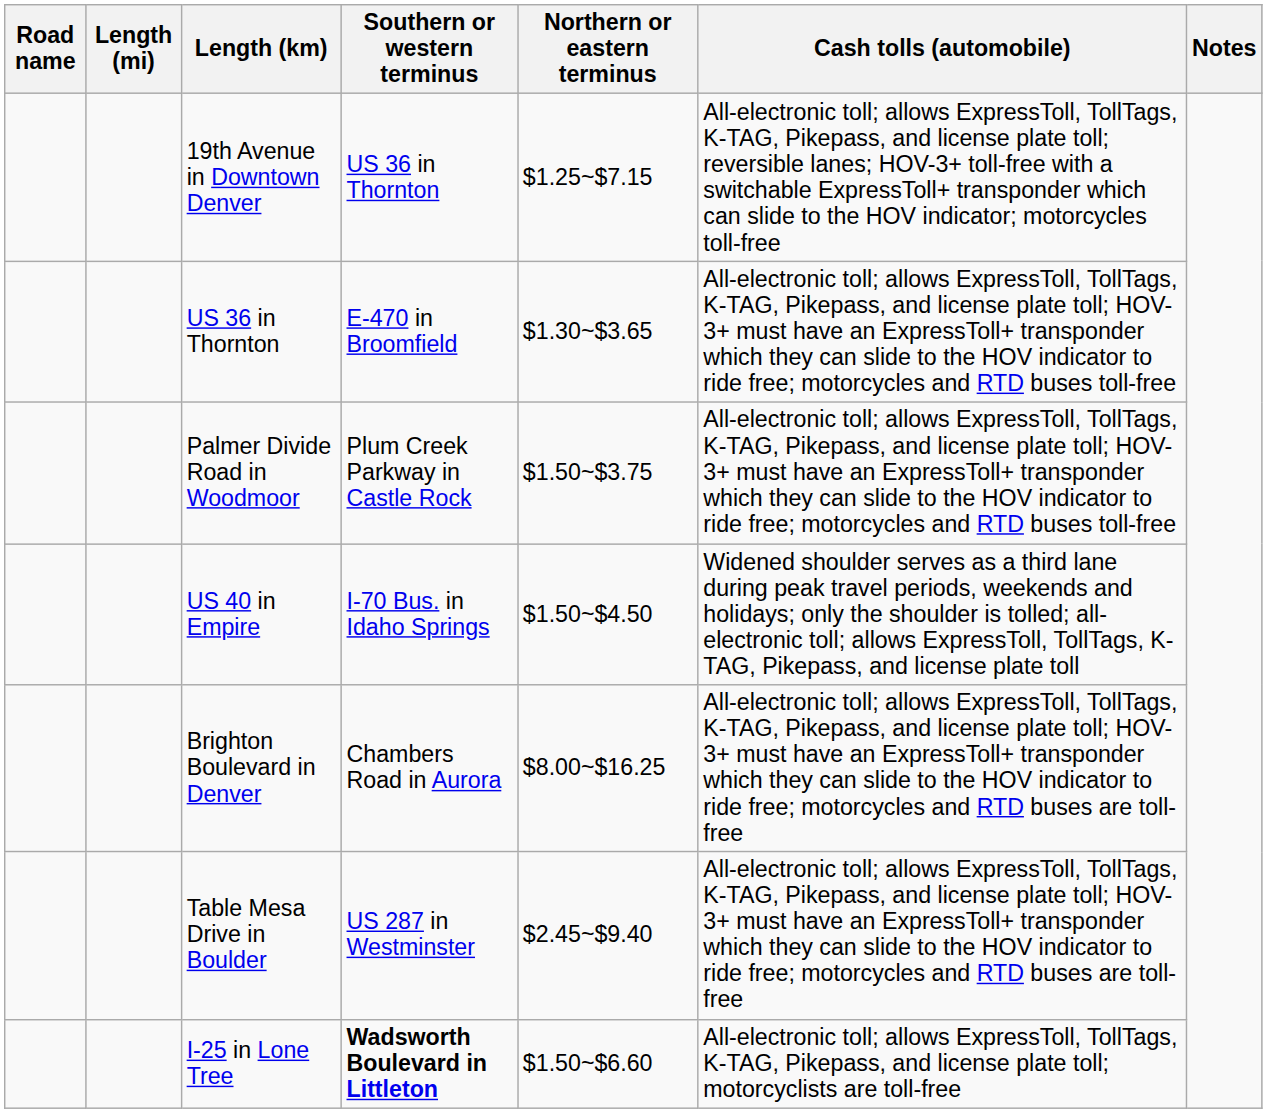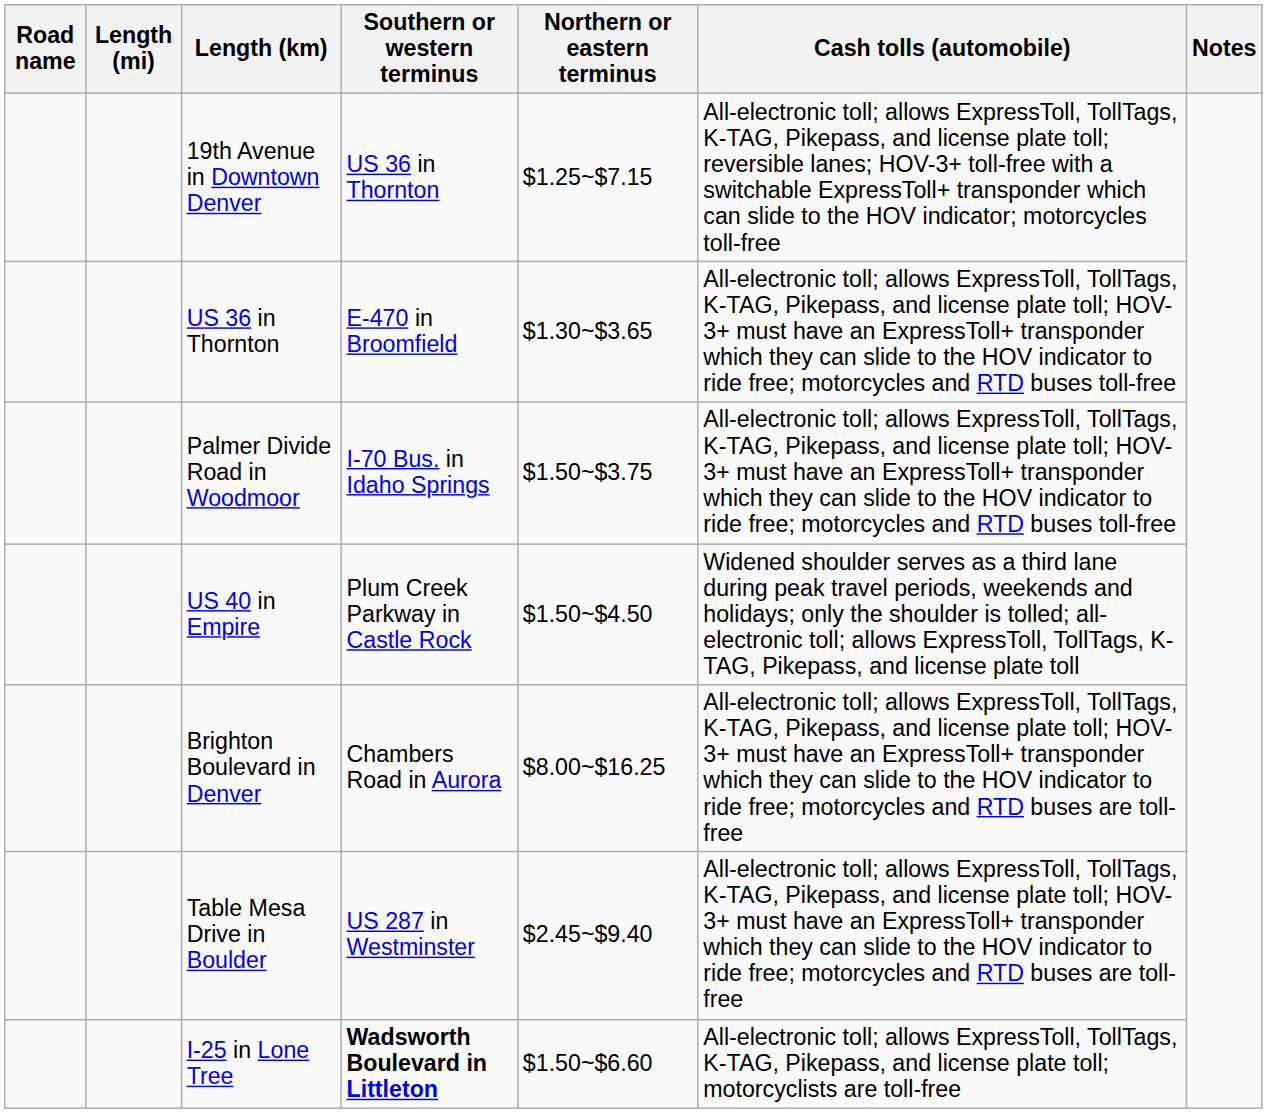(409, 472) Plum Creek Parkway in Castle Rock -> (418, 472) I-70 Bus. in Idaho Springs
(418, 613) I-70 Bus. in Idaho Springs -> (409, 613) Plum Creek Parkway in Castle Rock
